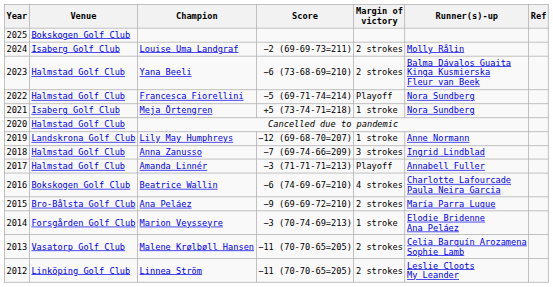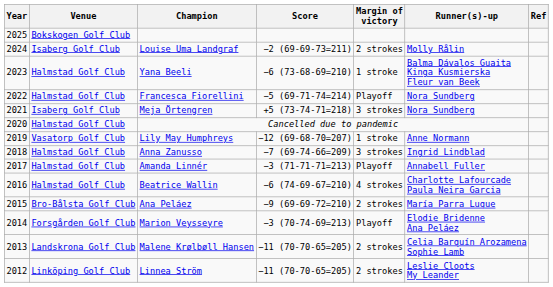(379, 73) 2 strokes -> (377, 73) 1 stroke
(377, 111) 1 stroke -> (379, 111) 3 strokes
(83, 139) Landskrona Golf Club -> (78, 139) Vasatorp Golf Club
(81, 186) Bokskogen Golf Club -> (78, 186) Halmstad Golf Club
(377, 223) 1 stroke -> (374, 223) Playoff
(78, 247) Vasatorp Golf Club -> (83, 247) Landskrona Golf Club
